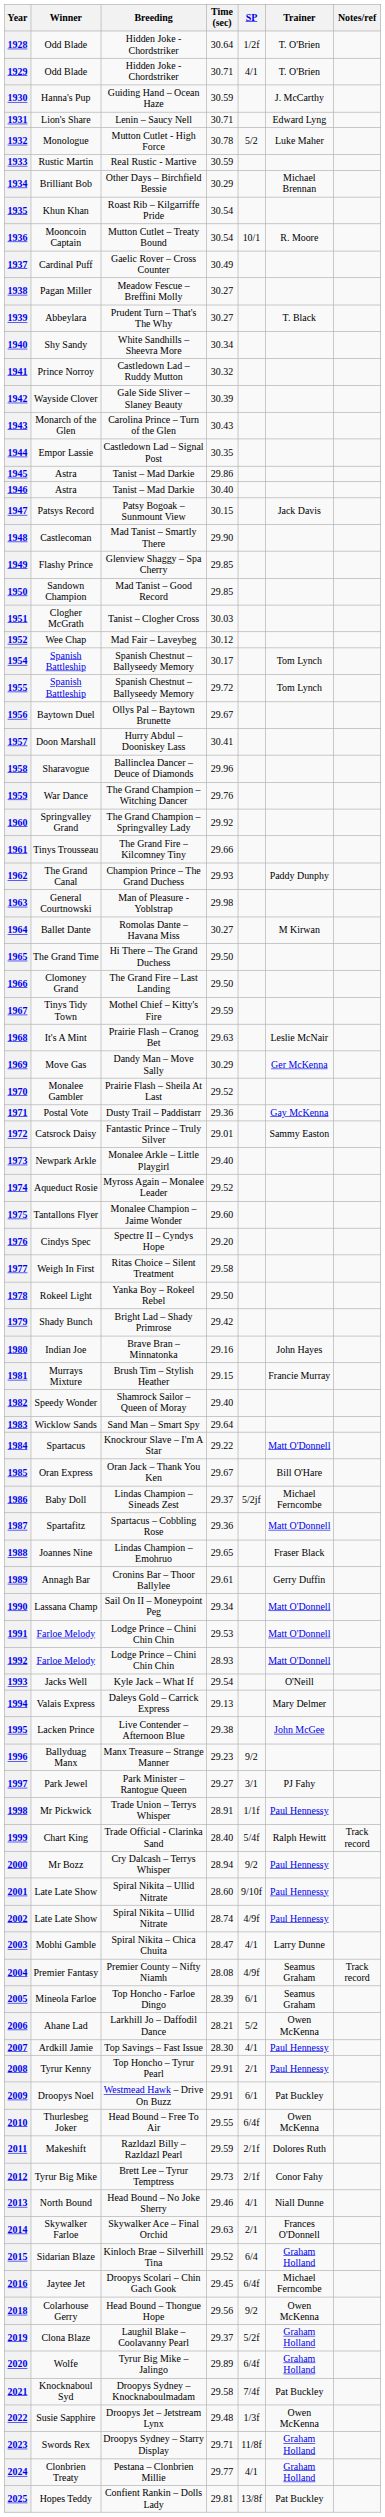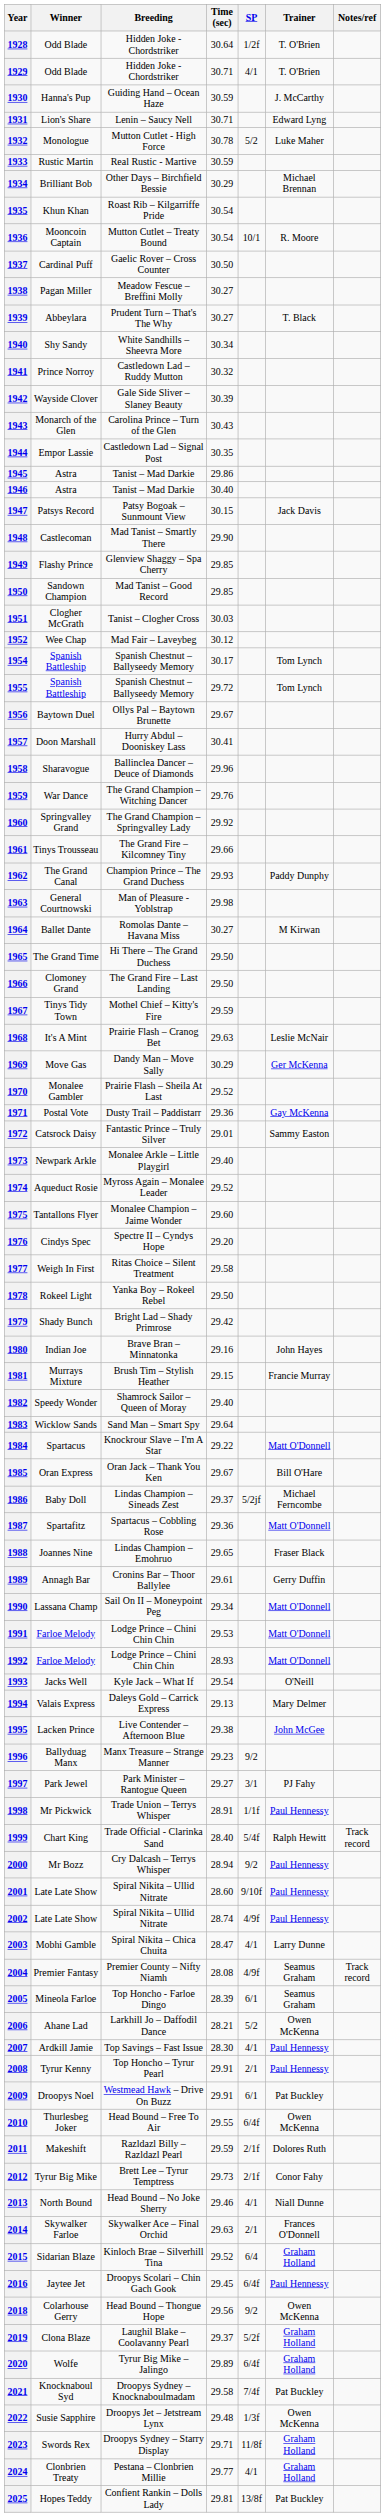(222, 264) 30.49 -> (222, 264) 30.50
(299, 2284) Michael Ferncombe -> (299, 2284) Paul Hennessy
